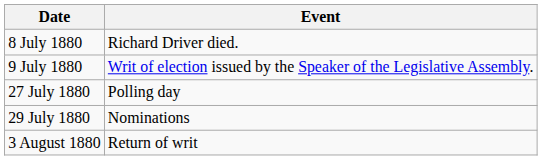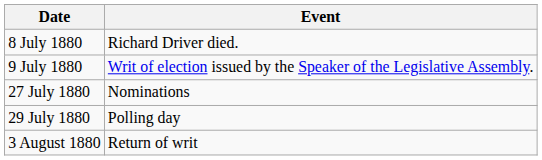(144, 92) Polling day -> (149, 92) Nominations
(149, 117) Nominations -> (144, 117) Polling day
